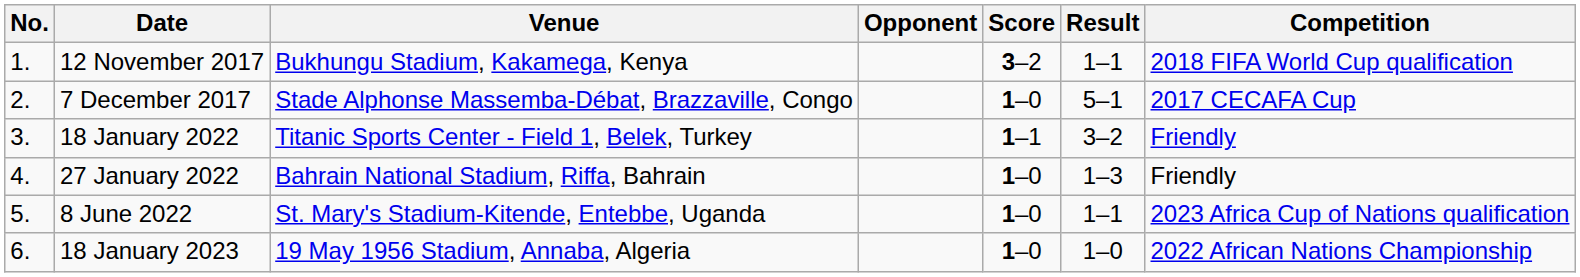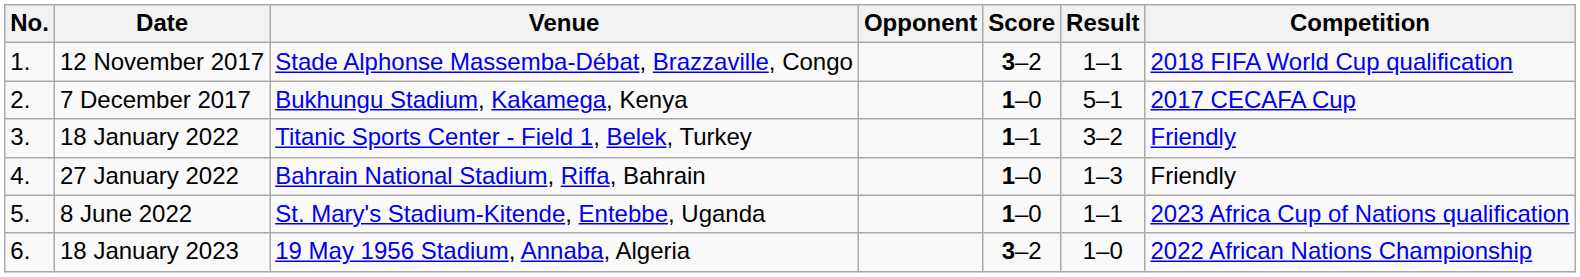(481, 61) Bukhungu Stadium, Kakamega, Kenya -> (564, 61) Stade Alphonse Massemba-Débat, Brazzaville, Congo
(564, 99) Stade Alphonse Massemba-Débat, Brazzaville, Congo -> (481, 99) Bukhungu Stadium, Kakamega, Kenya
(1022, 251) 1–0 -> (1022, 251) 3–2
